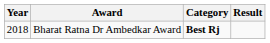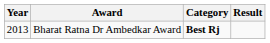(18, 30) 2018 -> (18, 30) 2013
